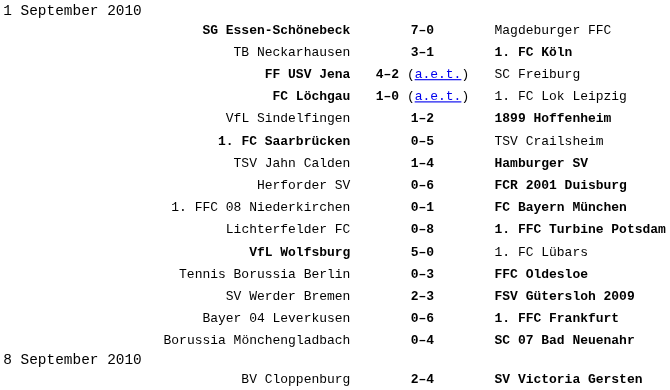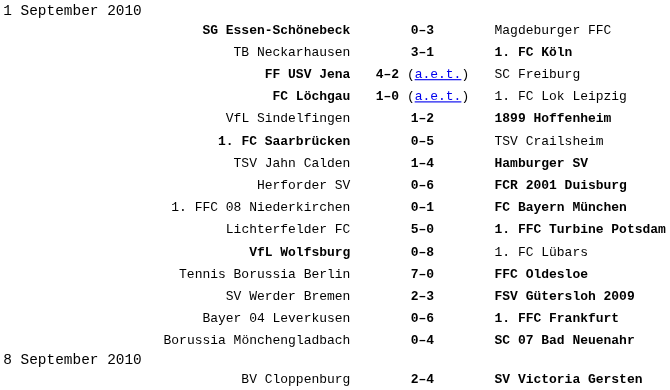(422, 30) 7–0 -> (422, 30) 0–3
(422, 230) 0–8 -> (422, 230) 5–0
(422, 252) 5–0 -> (422, 252) 0–8
(422, 274) 0–3 -> (422, 274) 7–0
